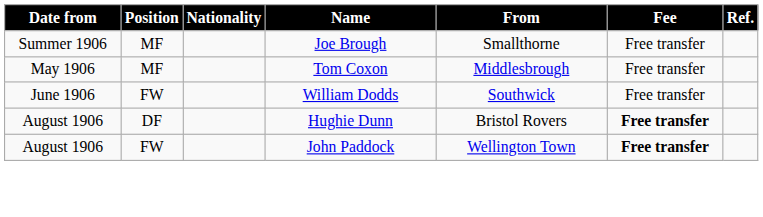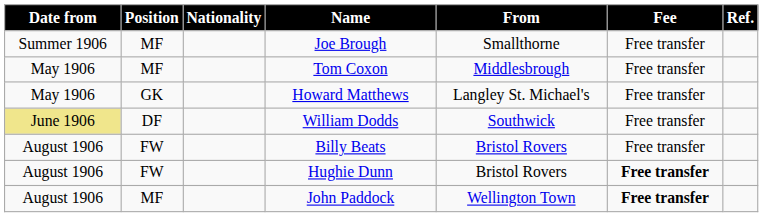+ row: (351, 95)
(63, 95) no background -> (63, 121) khaki background
(152, 95) FW -> (152, 121) DF
+ row: (350, 147)
(152, 121) DF -> (152, 173) FW
(152, 147) FW -> (152, 199) MF
